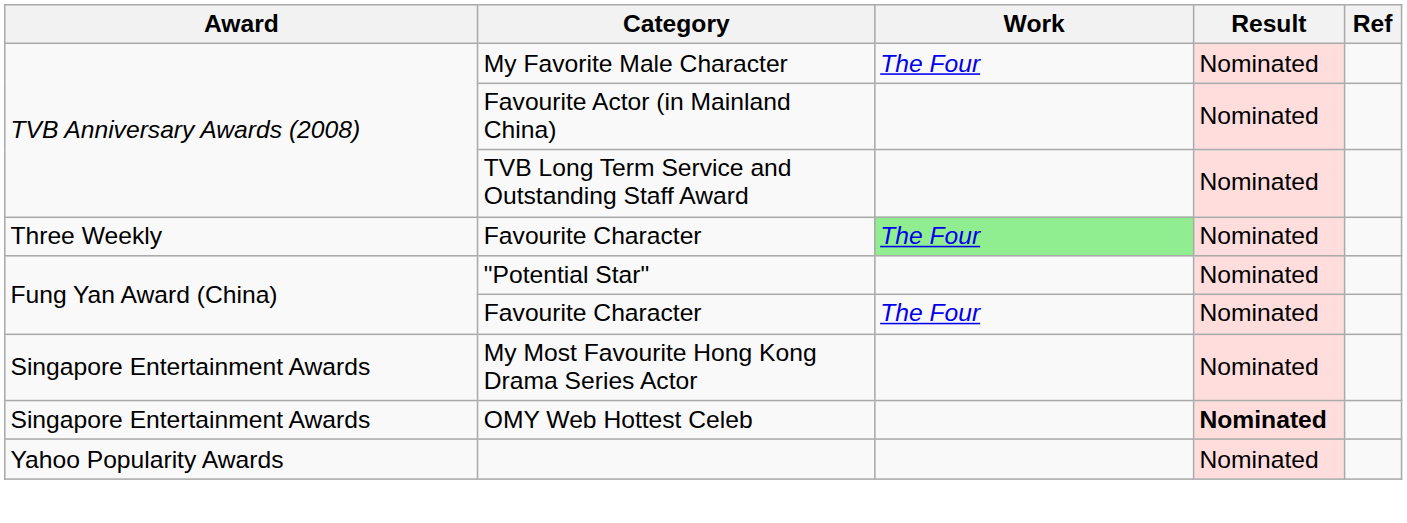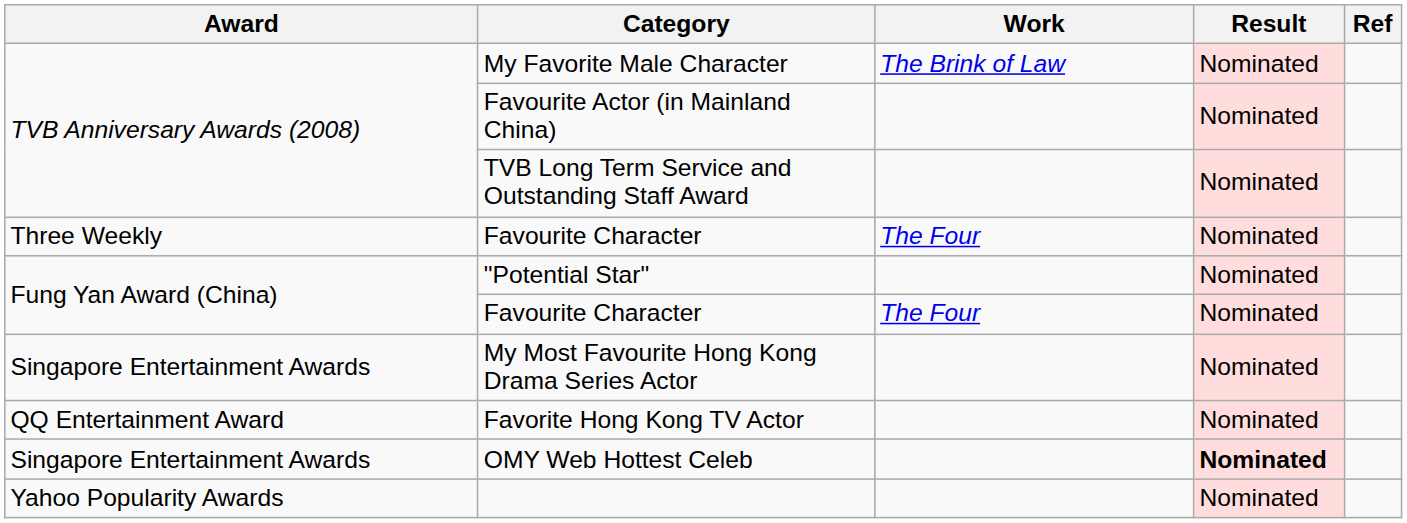(930, 63) The Four -> (973, 63) The Brink of Law
(930, 235) lightgreen background -> (930, 235) no background
+ row: (147, 419)
